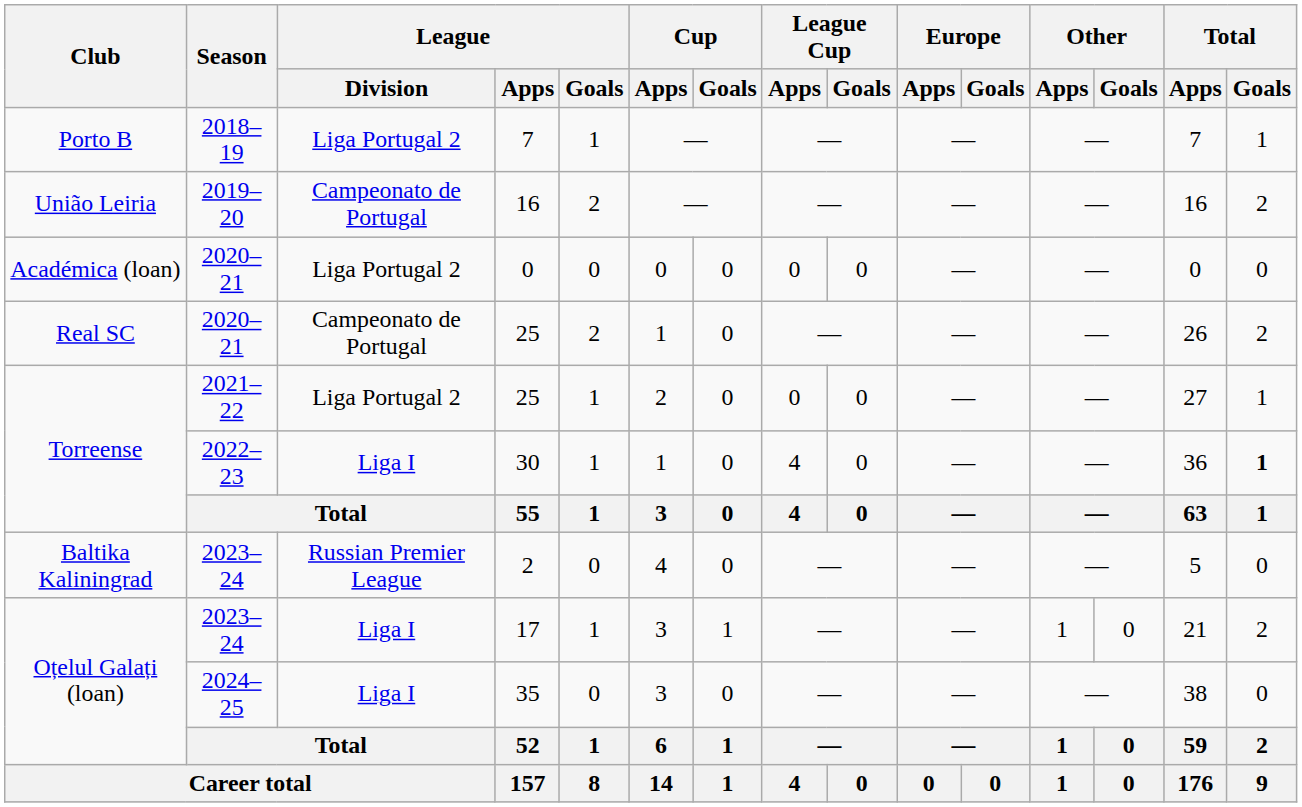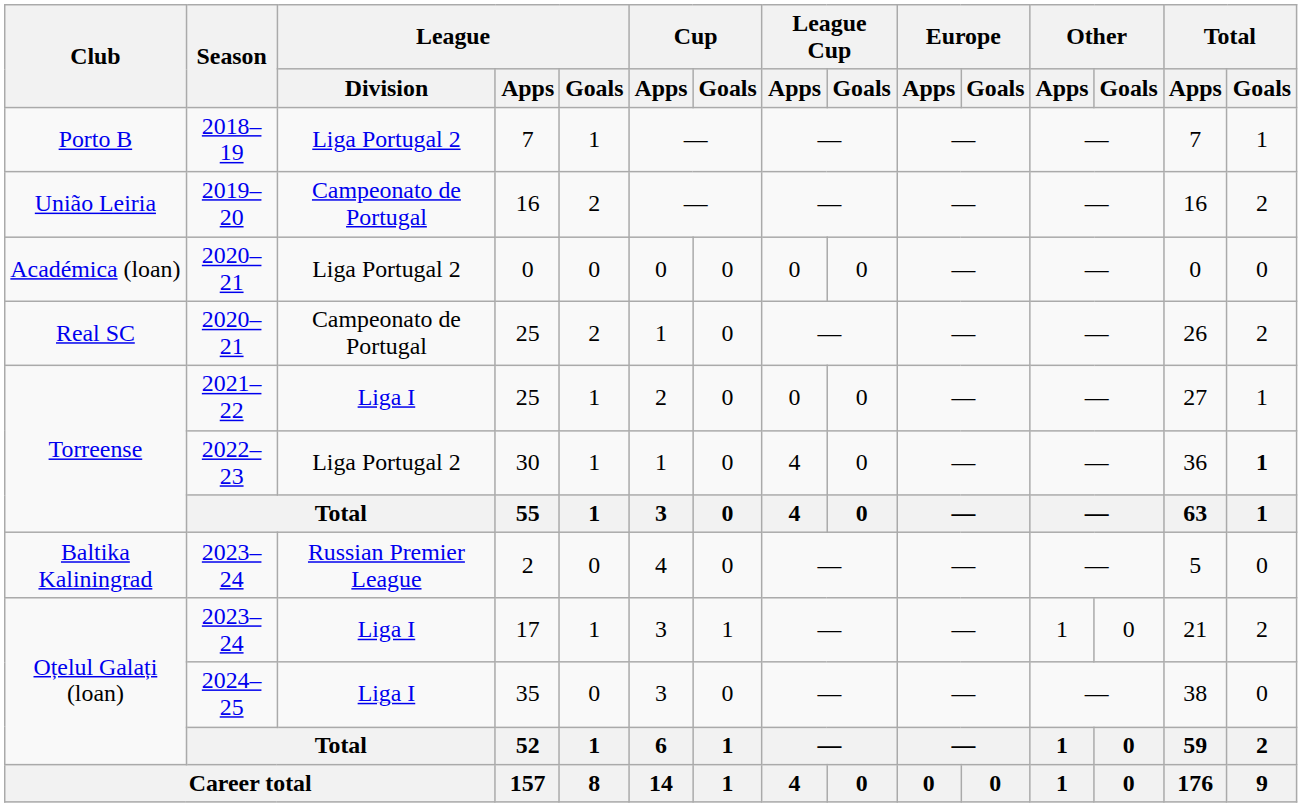(386, 397) Liga Portugal 2 -> (386, 397) Liga I
(386, 462) Liga I -> (386, 462) Liga Portugal 2
